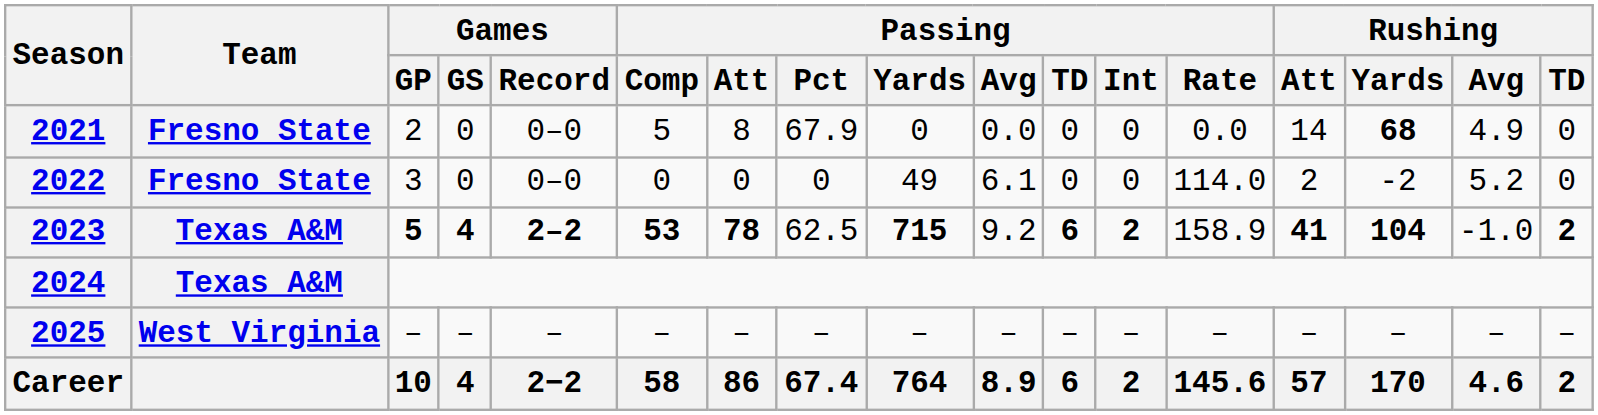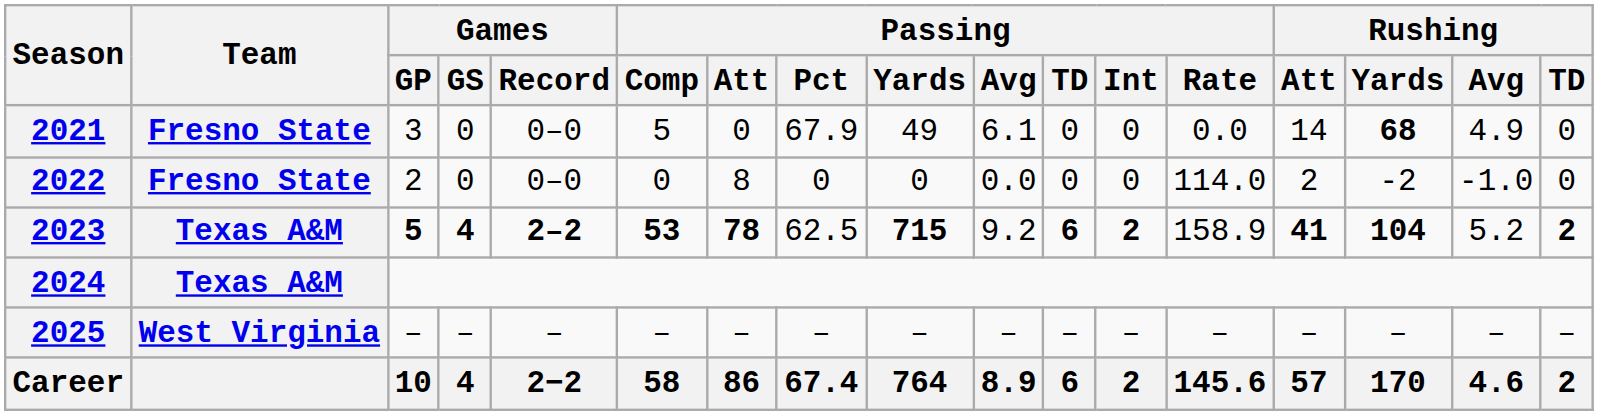(413, 131) 2 -> (413, 131) 3
(742, 131) 8 -> (742, 131) 0
(920, 131) 0 -> (920, 131) 49
(1009, 131) 0.0 -> (1009, 131) 6.1
(413, 182) 3 -> (413, 182) 2
(742, 182) 0 -> (742, 182) 8
(920, 182) 49 -> (920, 182) 0
(1009, 182) 6.1 -> (1009, 182) 0.0
(1496, 182) 5.2 -> (1496, 182) -1.0
(1496, 232) -1.0 -> (1496, 232) 5.2
